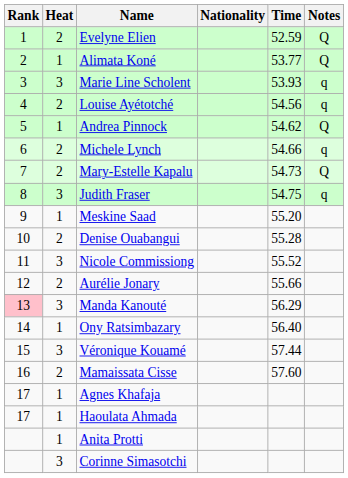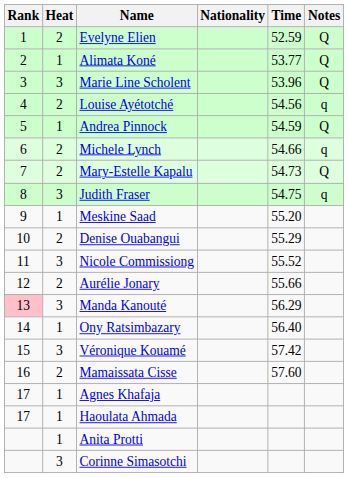(286, 82) 53.93 -> (286, 82) 53.96
(324, 82) q -> (324, 82) Q
(286, 127) 54.62 -> (286, 127) 54.59
(286, 238) 55.28 -> (286, 238) 55.29
(286, 350) 57.44 -> (286, 350) 57.42
